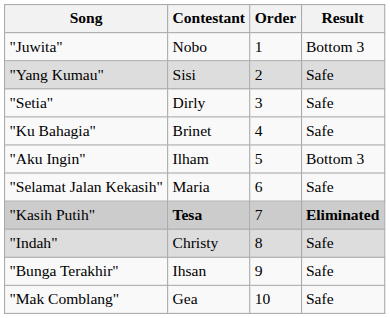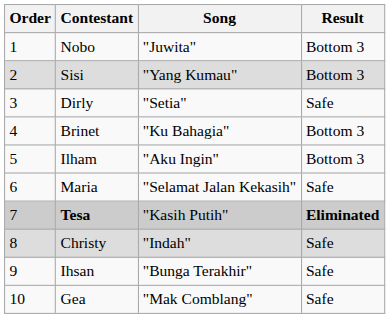columns swapped: (275, 18) <-> (86, 18)
(320, 75) Safe -> (335, 75) Bottom 3
(320, 131) Safe -> (335, 131) Bottom 3
